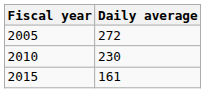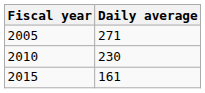(109, 36) 272 -> (109, 36) 271
